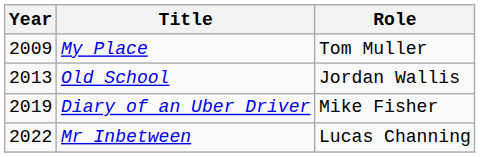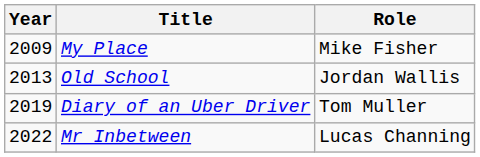(373, 49) Tom Muller -> (379, 49) Mike Fisher
(379, 108) Mike Fisher -> (373, 108) Tom Muller
